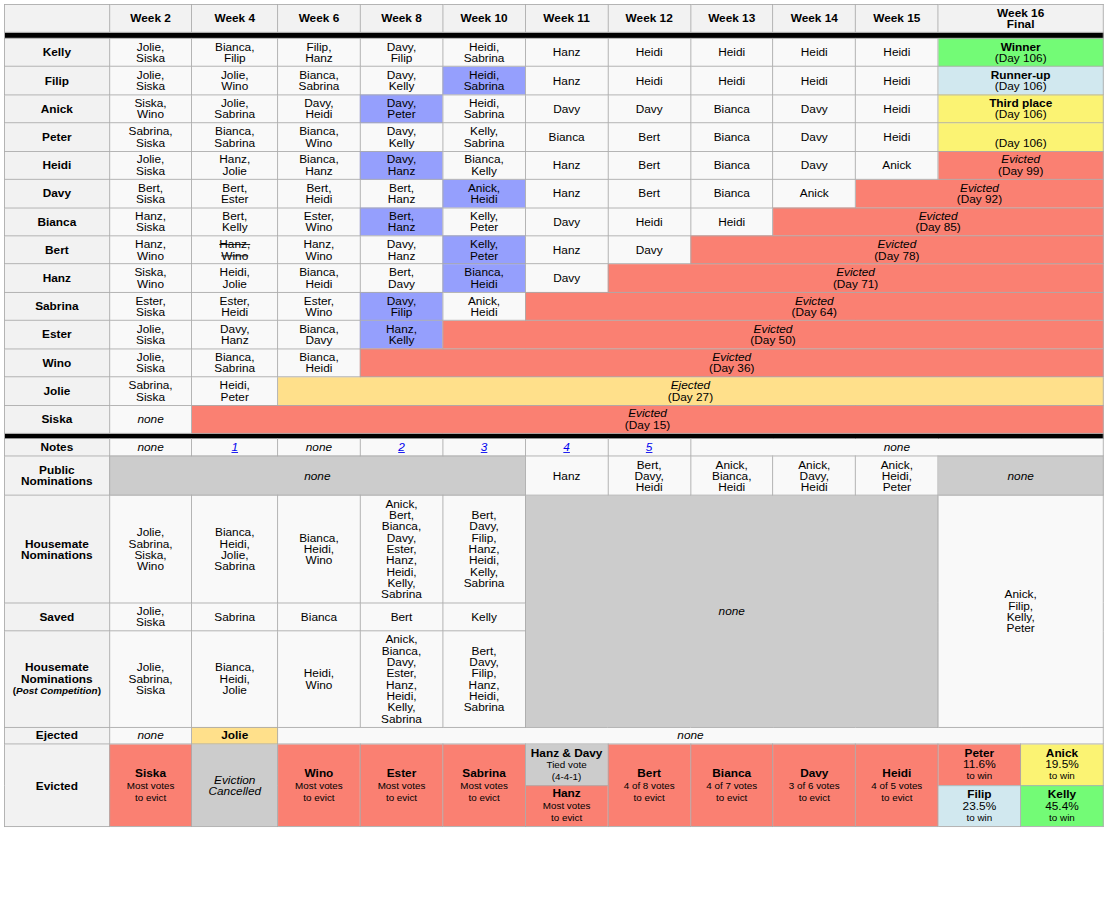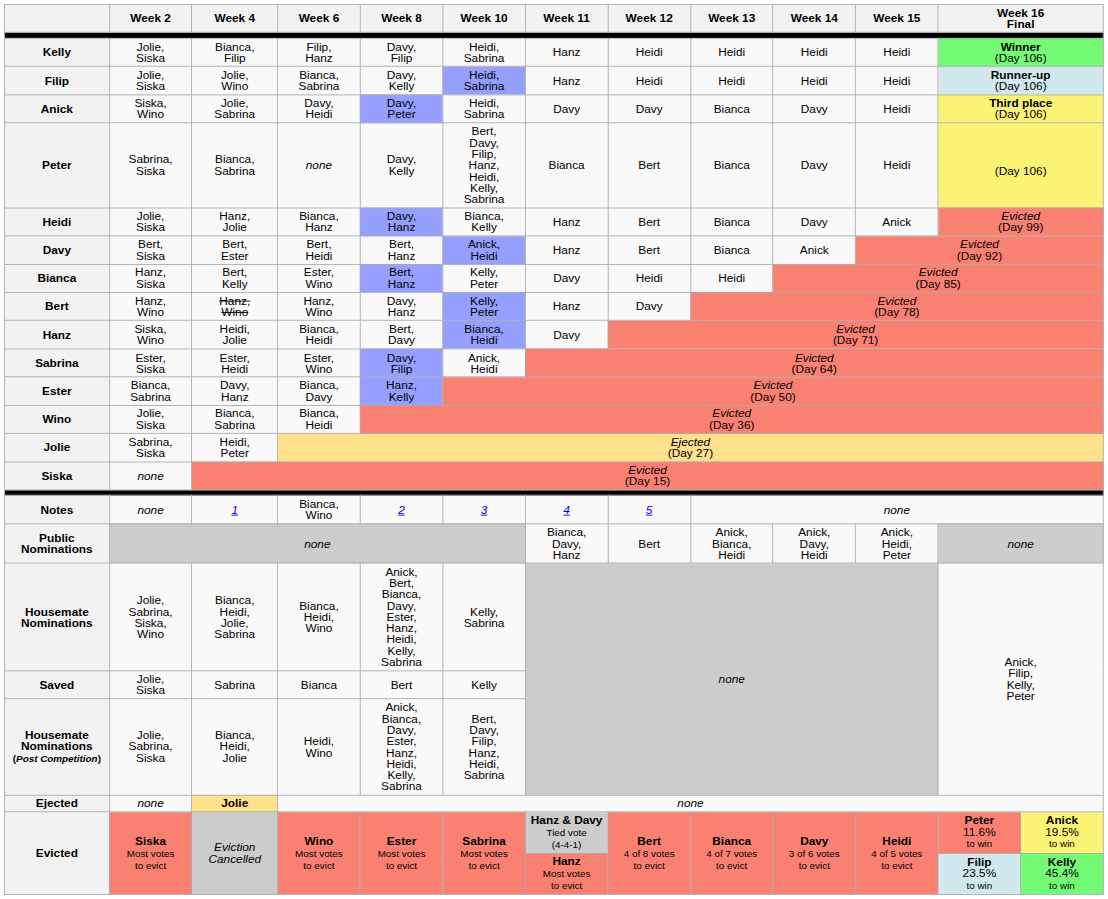(319, 137) Bianca, Wino -> (319, 165) none
(484, 137) Kelly, Sabrina -> (484, 165) Bert, Davy, Filip, Hanz, Heidi, Kelly, Sabrina
(151, 334) Jolie, Siska -> (151, 391) Bianca, Sabrina
(319, 447) none -> (319, 509) Bianca, Wino
(567, 475) Hanz -> (567, 543) Bianca, Davy, Hanz
(649, 475) Bert, Davy, Heidi -> (649, 543) Bert
(484, 549) Bert, Davy, Filip, Hanz, Heidi, Kelly, Sabrina -> (484, 617) Kelly, Sabrina
